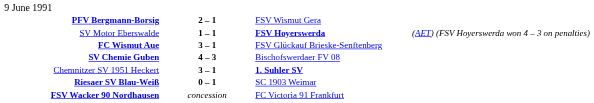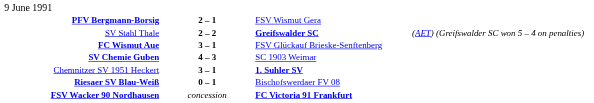- row: (119, 32)
+ row: (132, 32)
(298, 57) Bischofswerdaer FV 08 -> (286, 57) SC 1903 Weimar
(286, 82) SC 1903 Weimar -> (298, 82) Bischofswerdaer FV 08
(300, 94) normal -> (304, 94) bold
